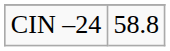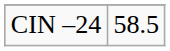(136, 25) 58.8 -> (136, 25) 58.5
